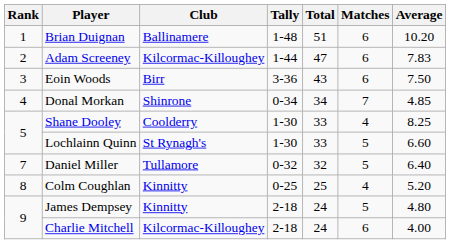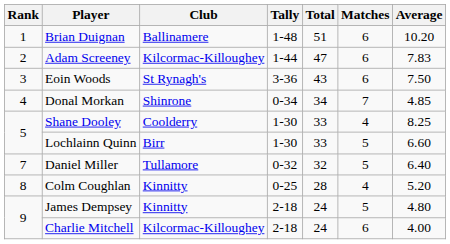(154, 79) Birr -> (174, 79) St Rynagh's
(174, 143) St Rynagh's -> (154, 143) Birr
(320, 185) 25 -> (320, 185) 28
